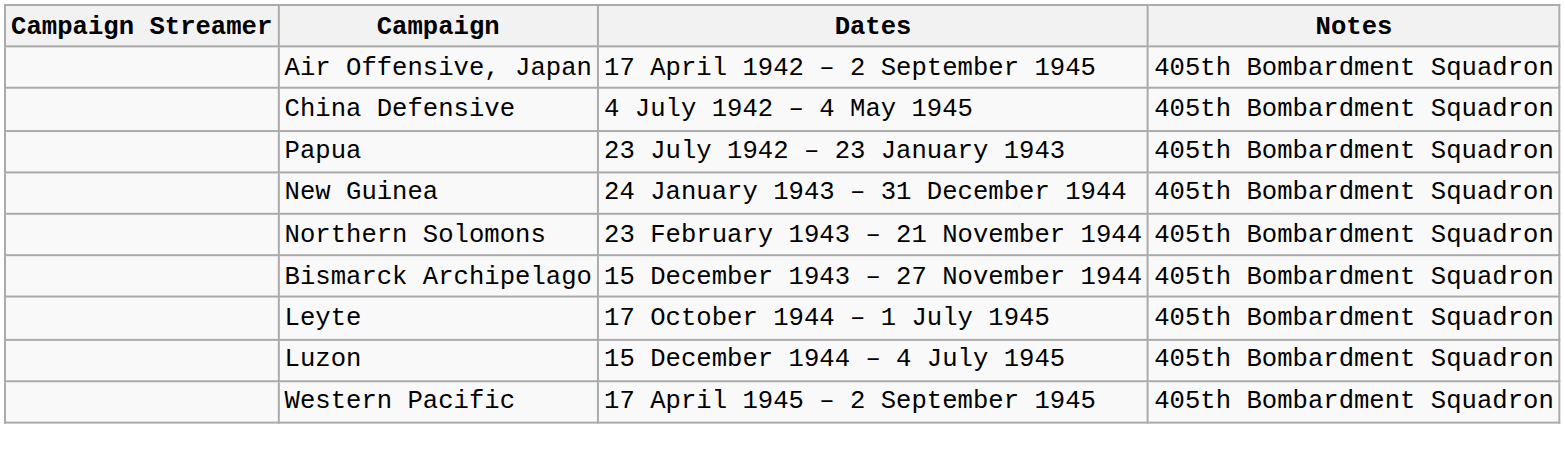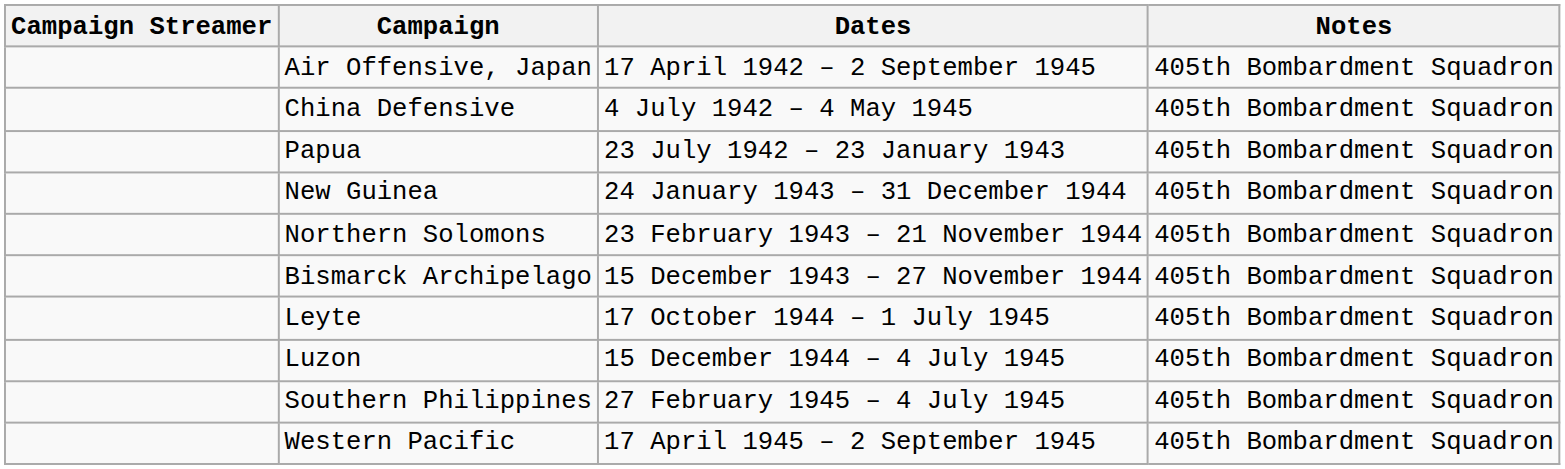+ row: (438, 402)
